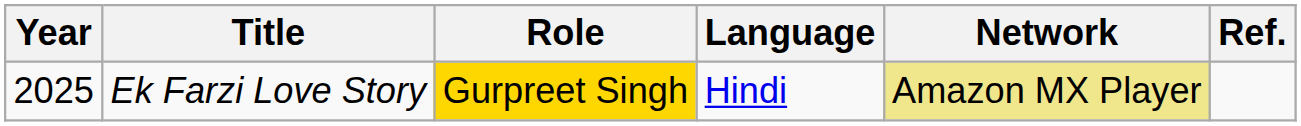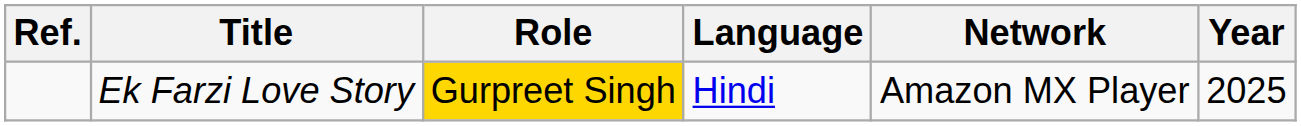columns swapped: (54, 33) <-> (1252, 33)
(1047, 90) khaki background -> (1035, 90) no background
